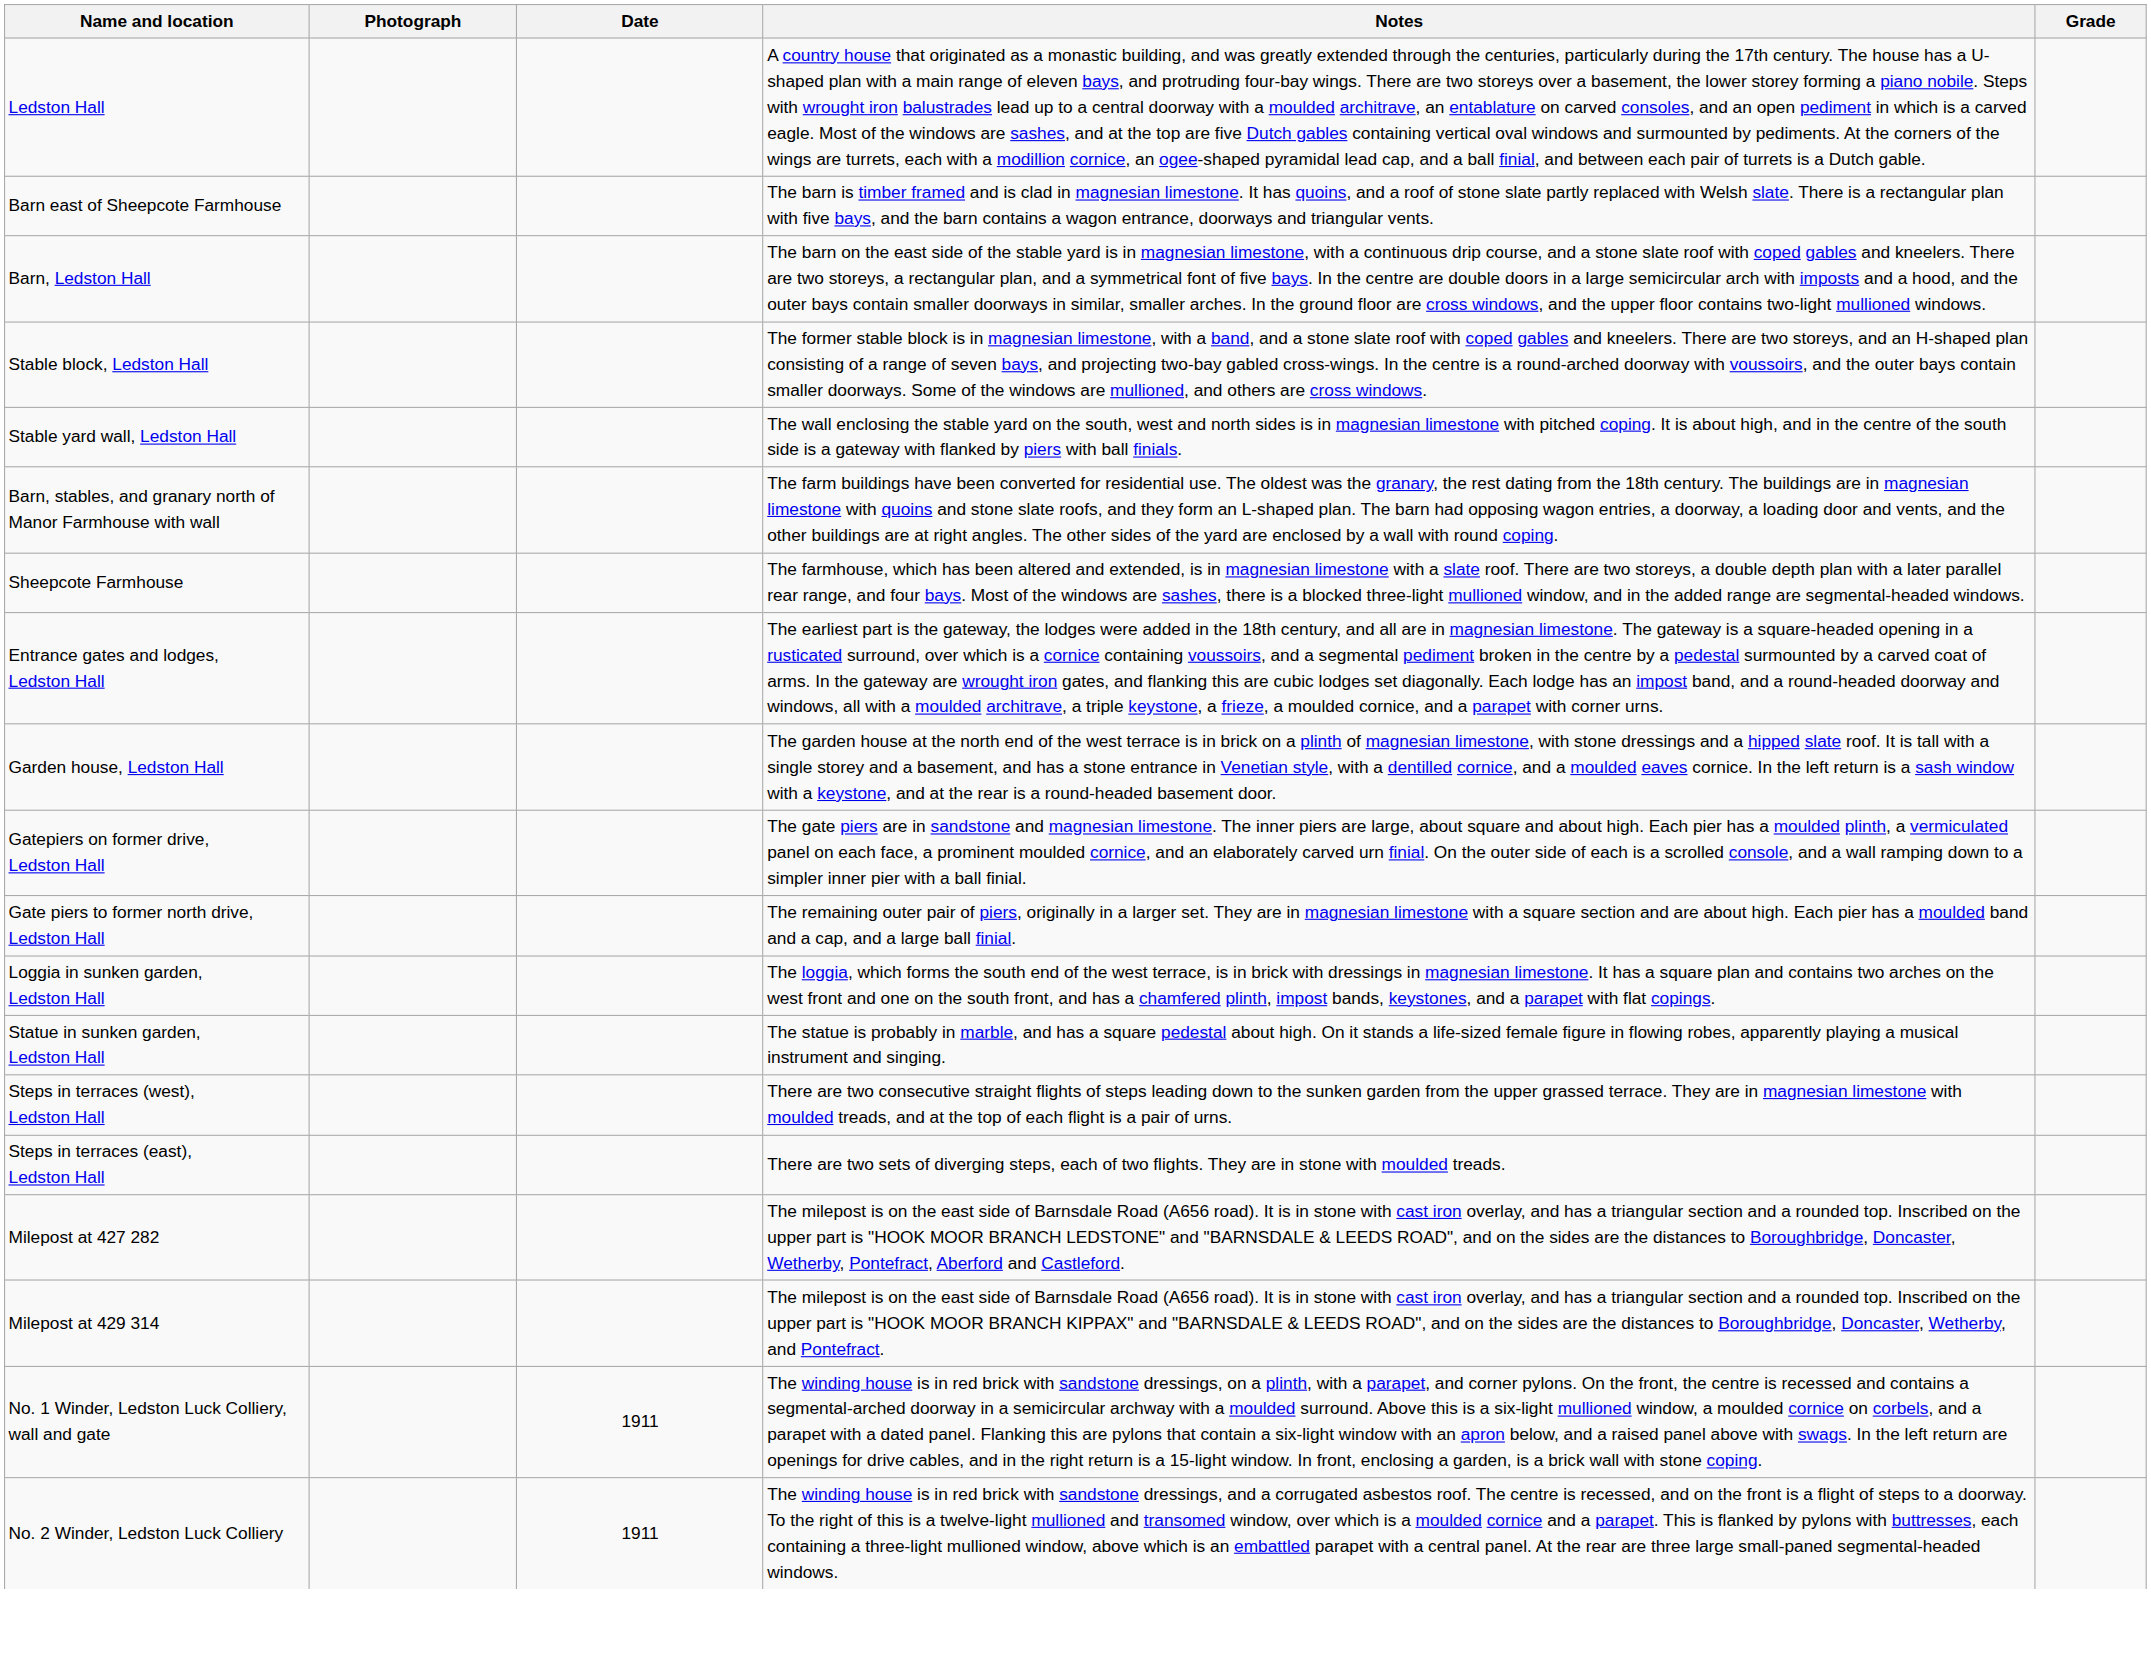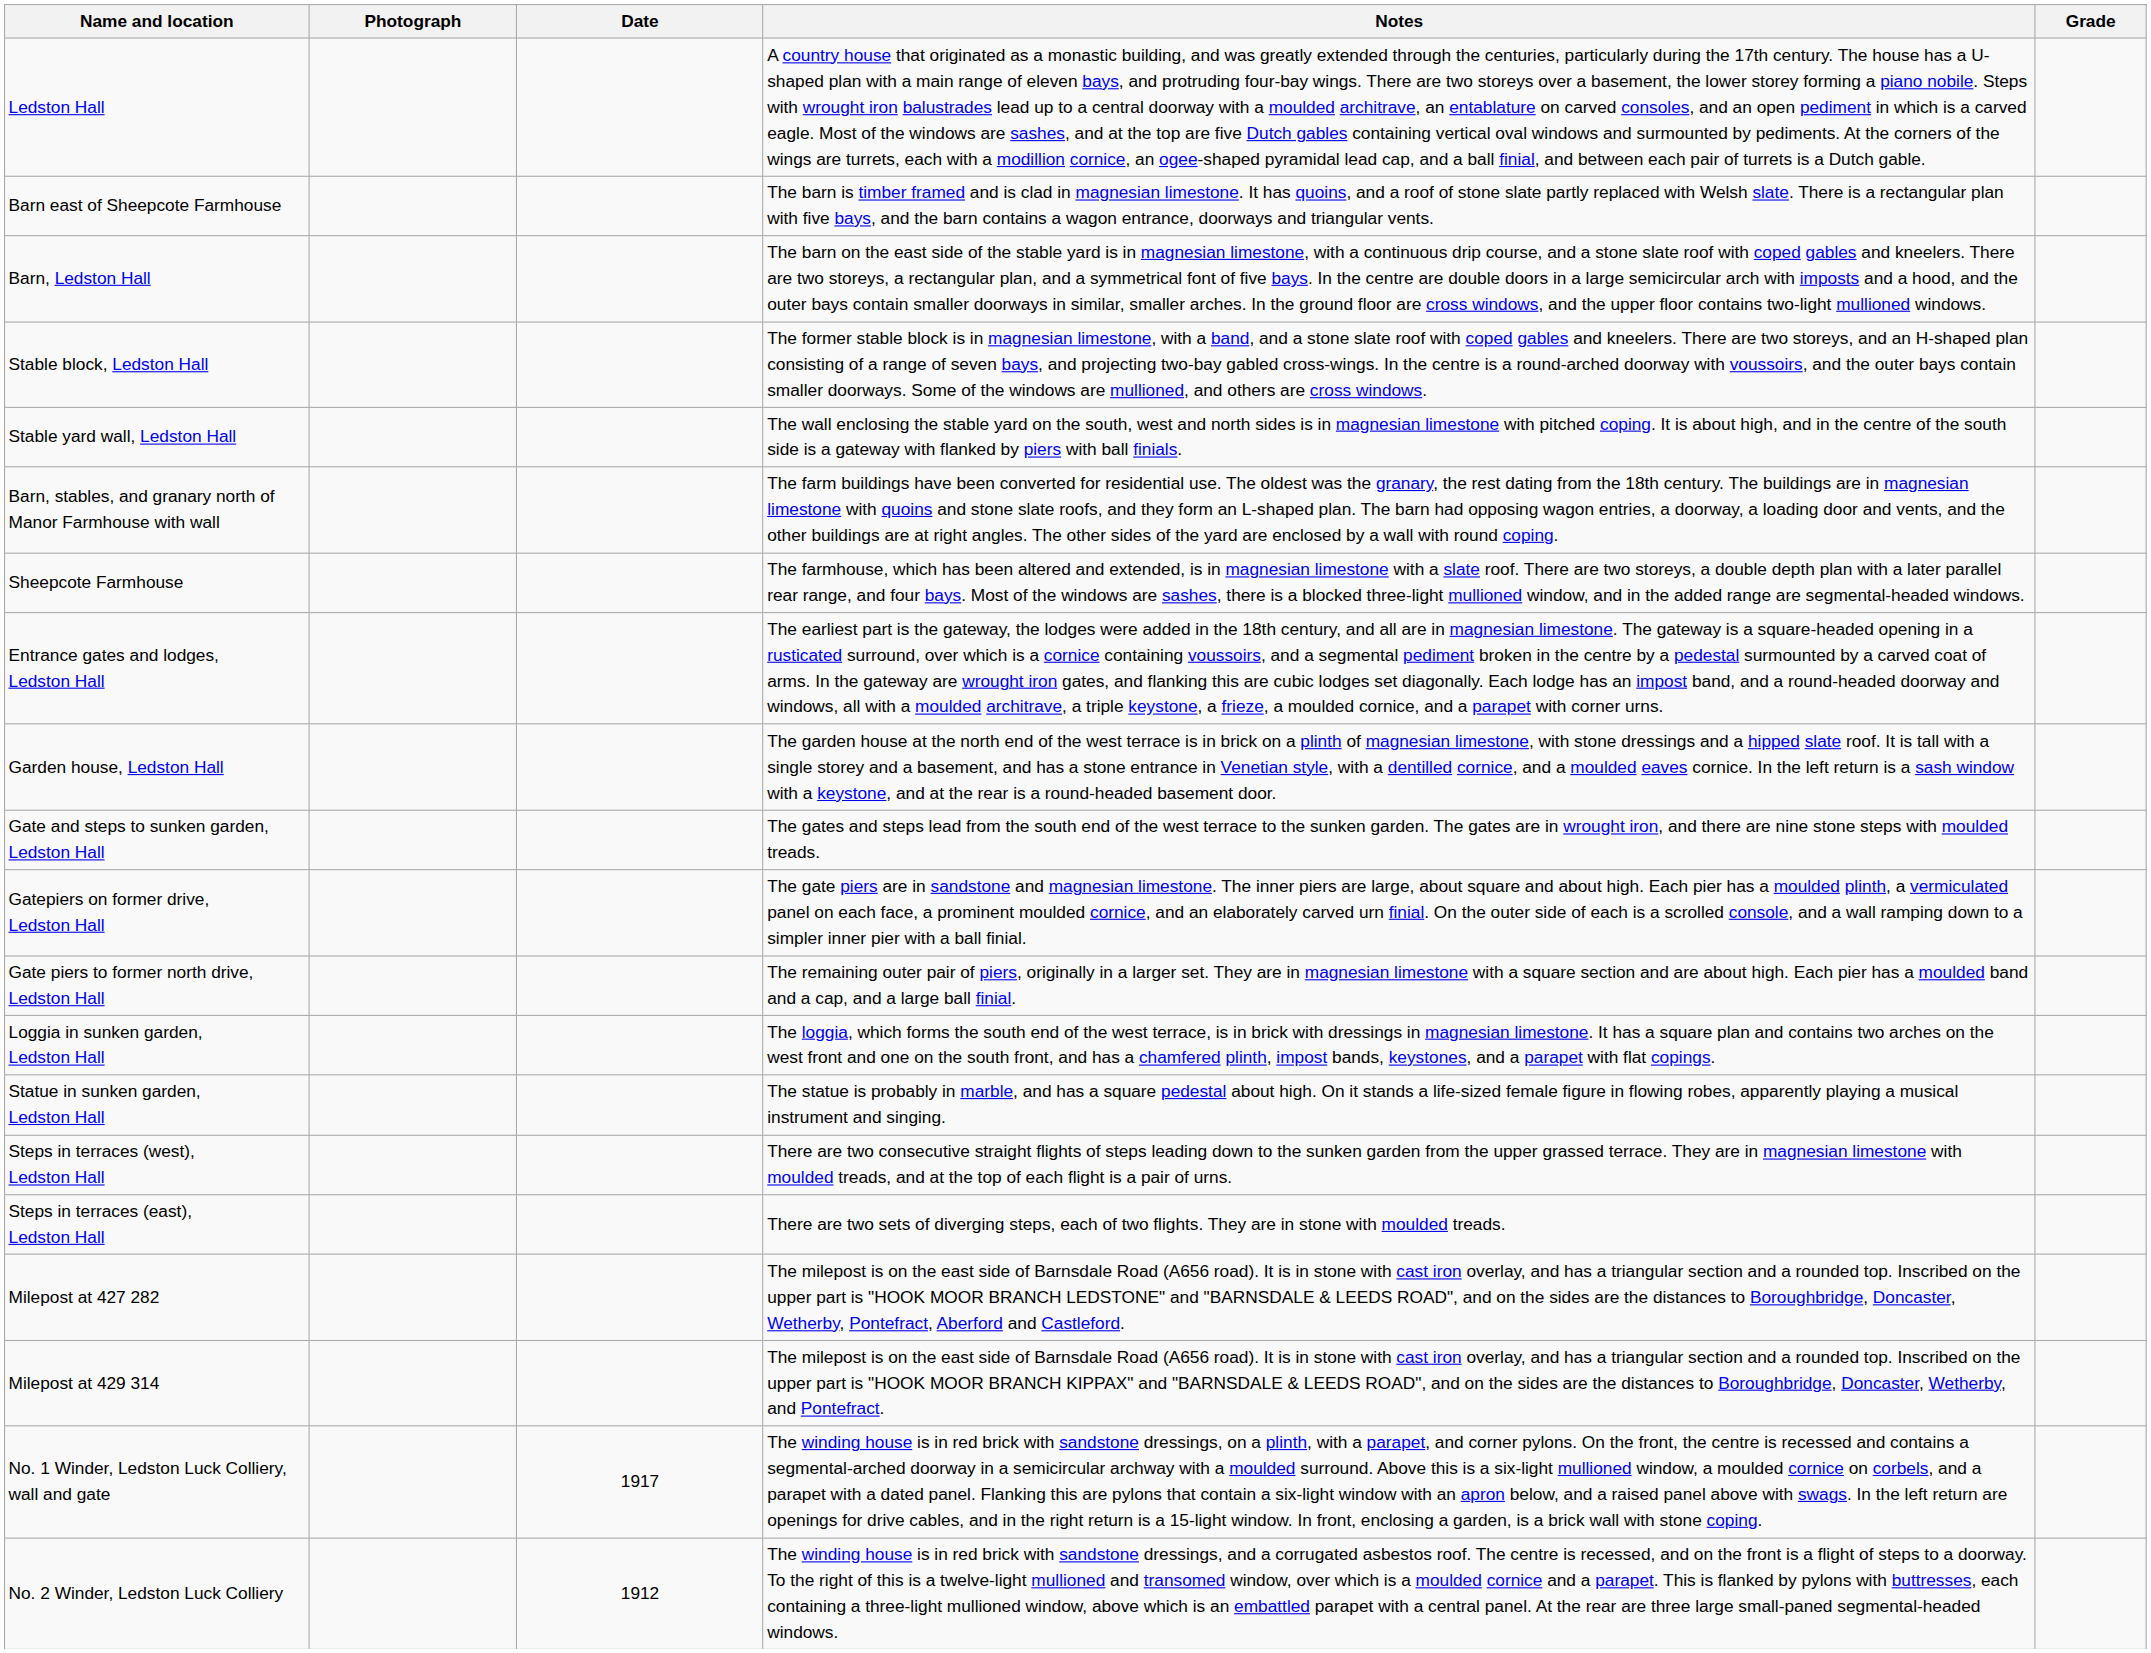+ row: (139, 839)
(640, 1421) 1911 -> (640, 1481) 1917
(640, 1533) 1911 -> (640, 1593) 1912
